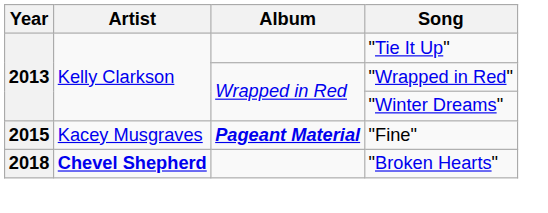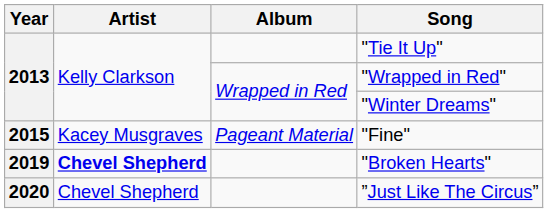(288, 134) bold -> (284, 134) normal
(29, 163) 2018 -> (29, 163) 2019
+ row: (450, 192)
